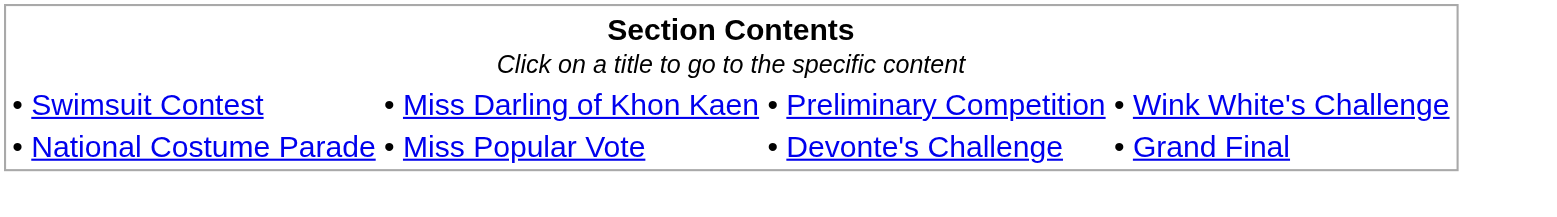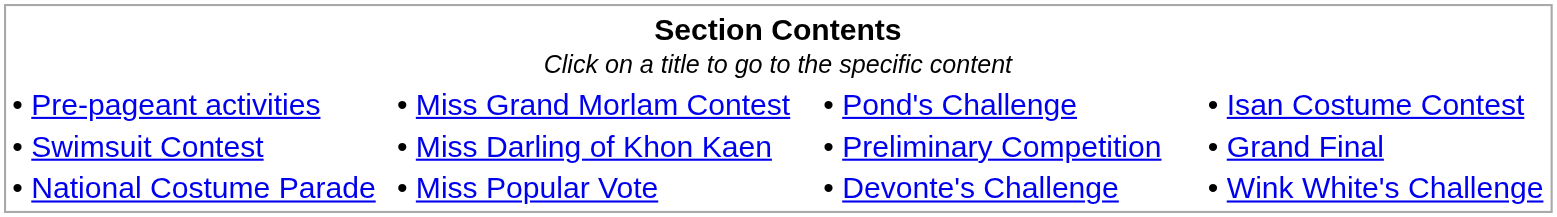+ row: (166, 104)
(1282, 104) • Wink White's Challenge -> (1296, 146) • Grand Final
(1202, 146) • Grand Final -> (1376, 188) • Wink White's Challenge
